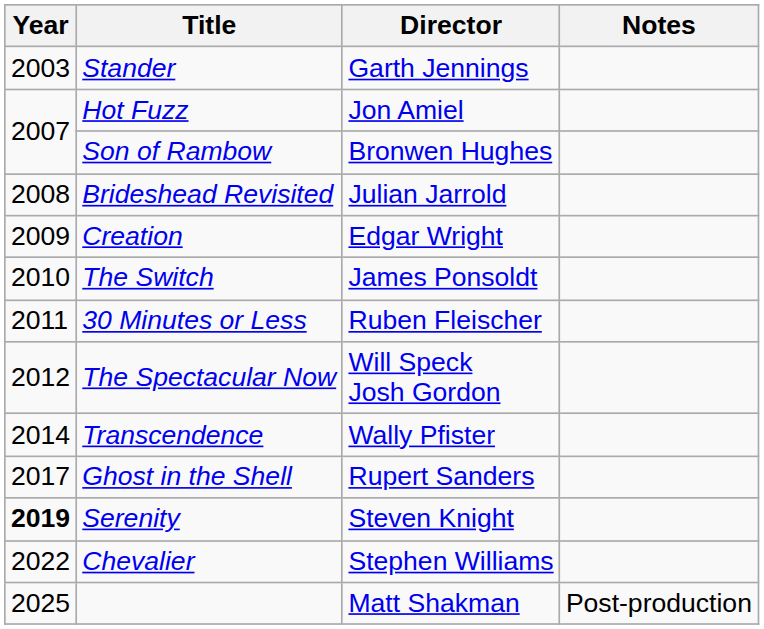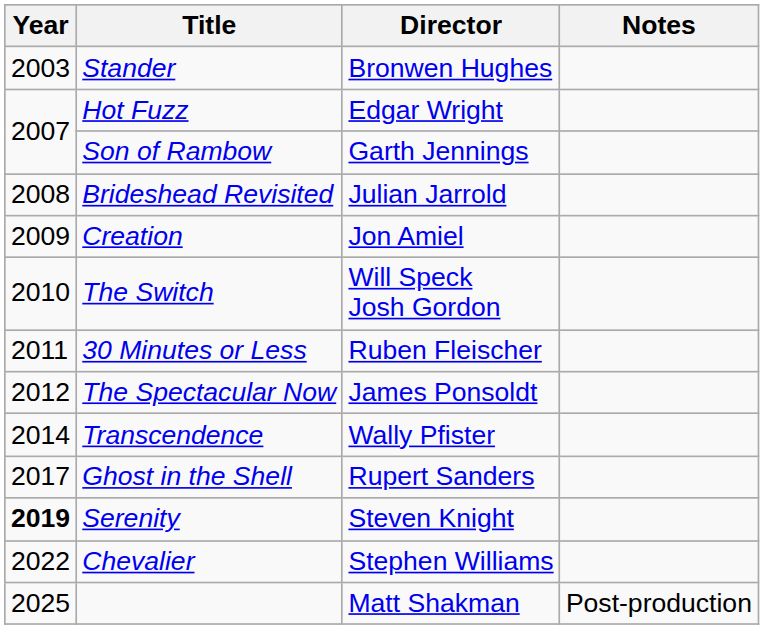(439, 67) Garth Jennings -> (450, 67) Bronwen Hughes
(406, 109) Jon Amiel -> (426, 109) Edgar Wright
(450, 151) Bronwen Hughes -> (439, 151) Garth Jennings
(426, 236) Edgar Wright -> (406, 236) Jon Amiel
(443, 278) James Ponsoldt -> (424, 293) Will Speck Josh Gordon
(424, 377) Will Speck Josh Gordon -> (443, 392) James Ponsoldt
